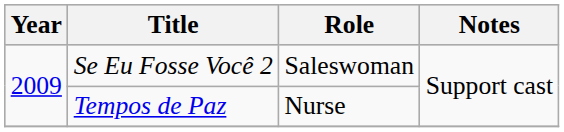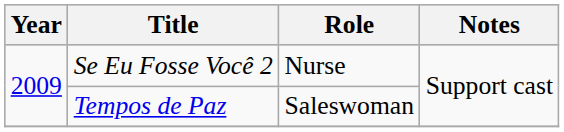(349, 65) Saleswoman -> (315, 65) Nurse
(315, 106) Nurse -> (349, 106) Saleswoman
